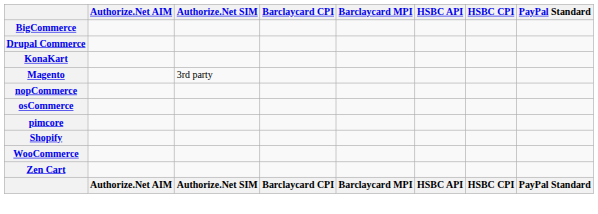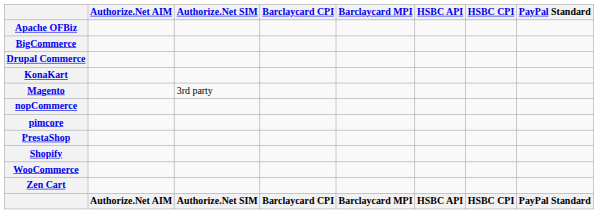+ row: (46, 28)
- row: (46, 106)
+ row: (46, 138)
